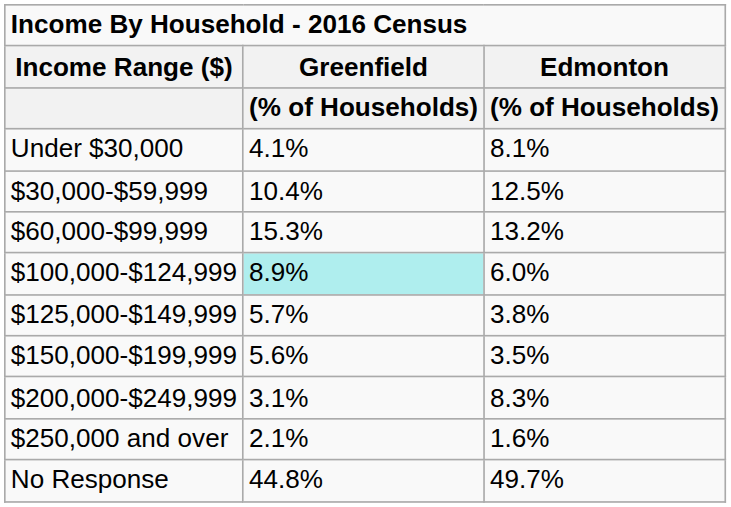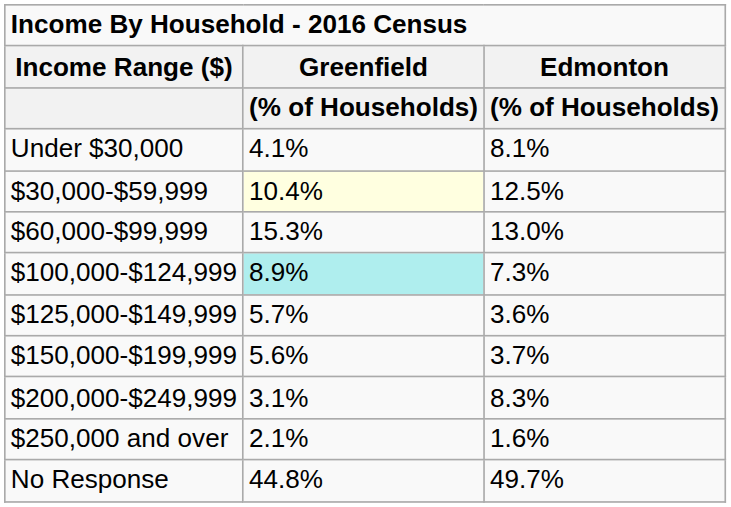(286, 190) no background -> (286, 190) lightyellow background
(527, 231) 13.2% -> (527, 231) 13.0%
(520, 273) 6.0% -> (520, 273) 7.3%
(520, 314) 3.8% -> (520, 314) 3.6%
(520, 356) 3.5% -> (520, 356) 3.7%
